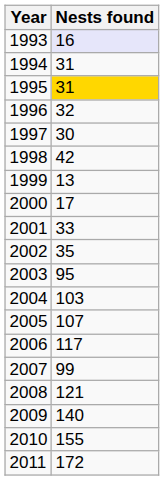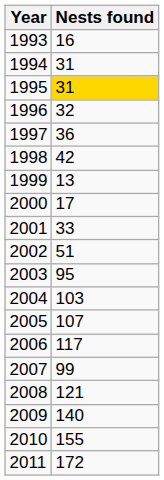(65, 40) lavender background -> (65, 40) no background
(65, 134) 30 -> (65, 134) 36
(65, 251) 35 -> (65, 251) 51
